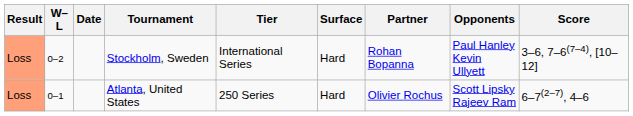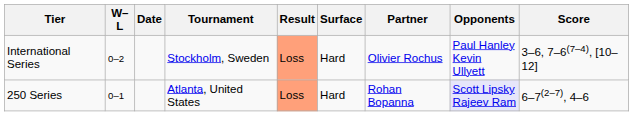columns swapped: (25, 20) <-> (267, 20)
(391, 57) Rohan Bopanna -> (405, 57) Olivier Rochus
(405, 95) Olivier Rochus -> (391, 95) Rohan Bopanna
(484, 95) no background -> (484, 95) lavender background
